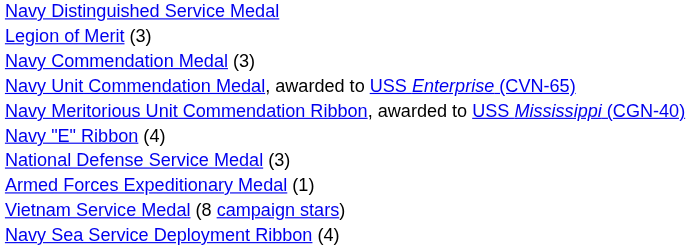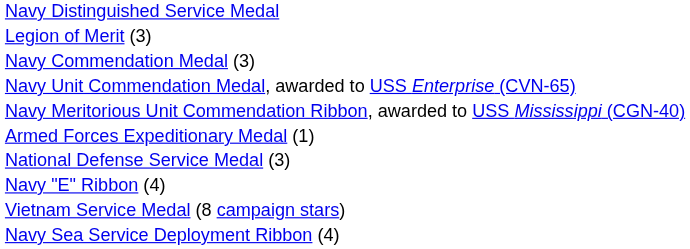rows swapped: (85, 135) <-> (160, 185)
